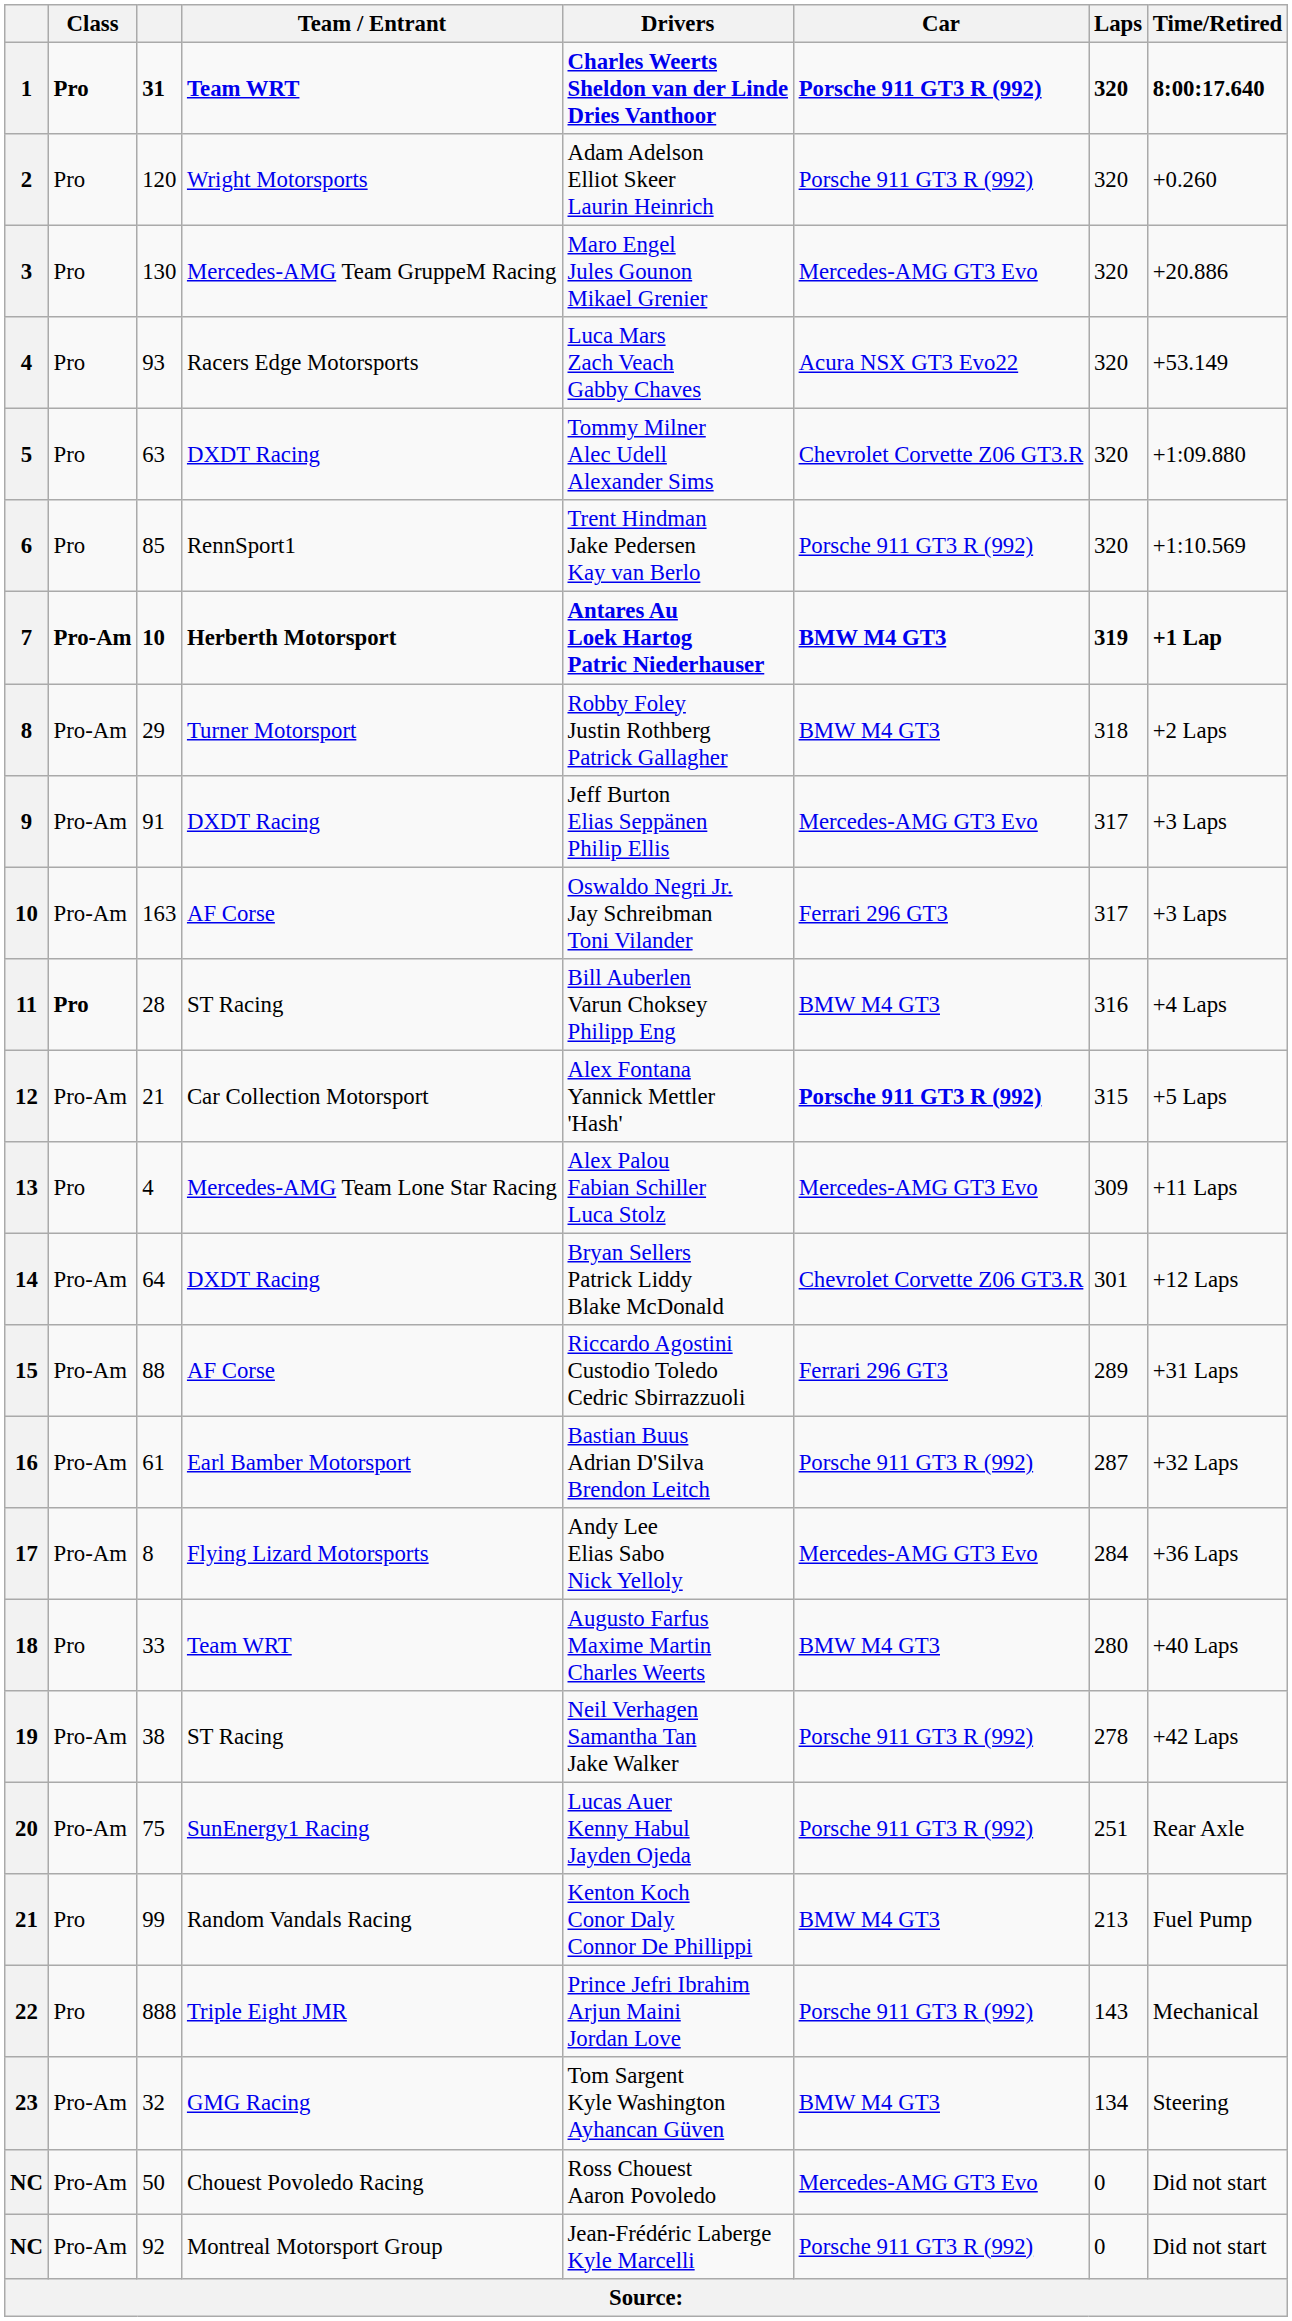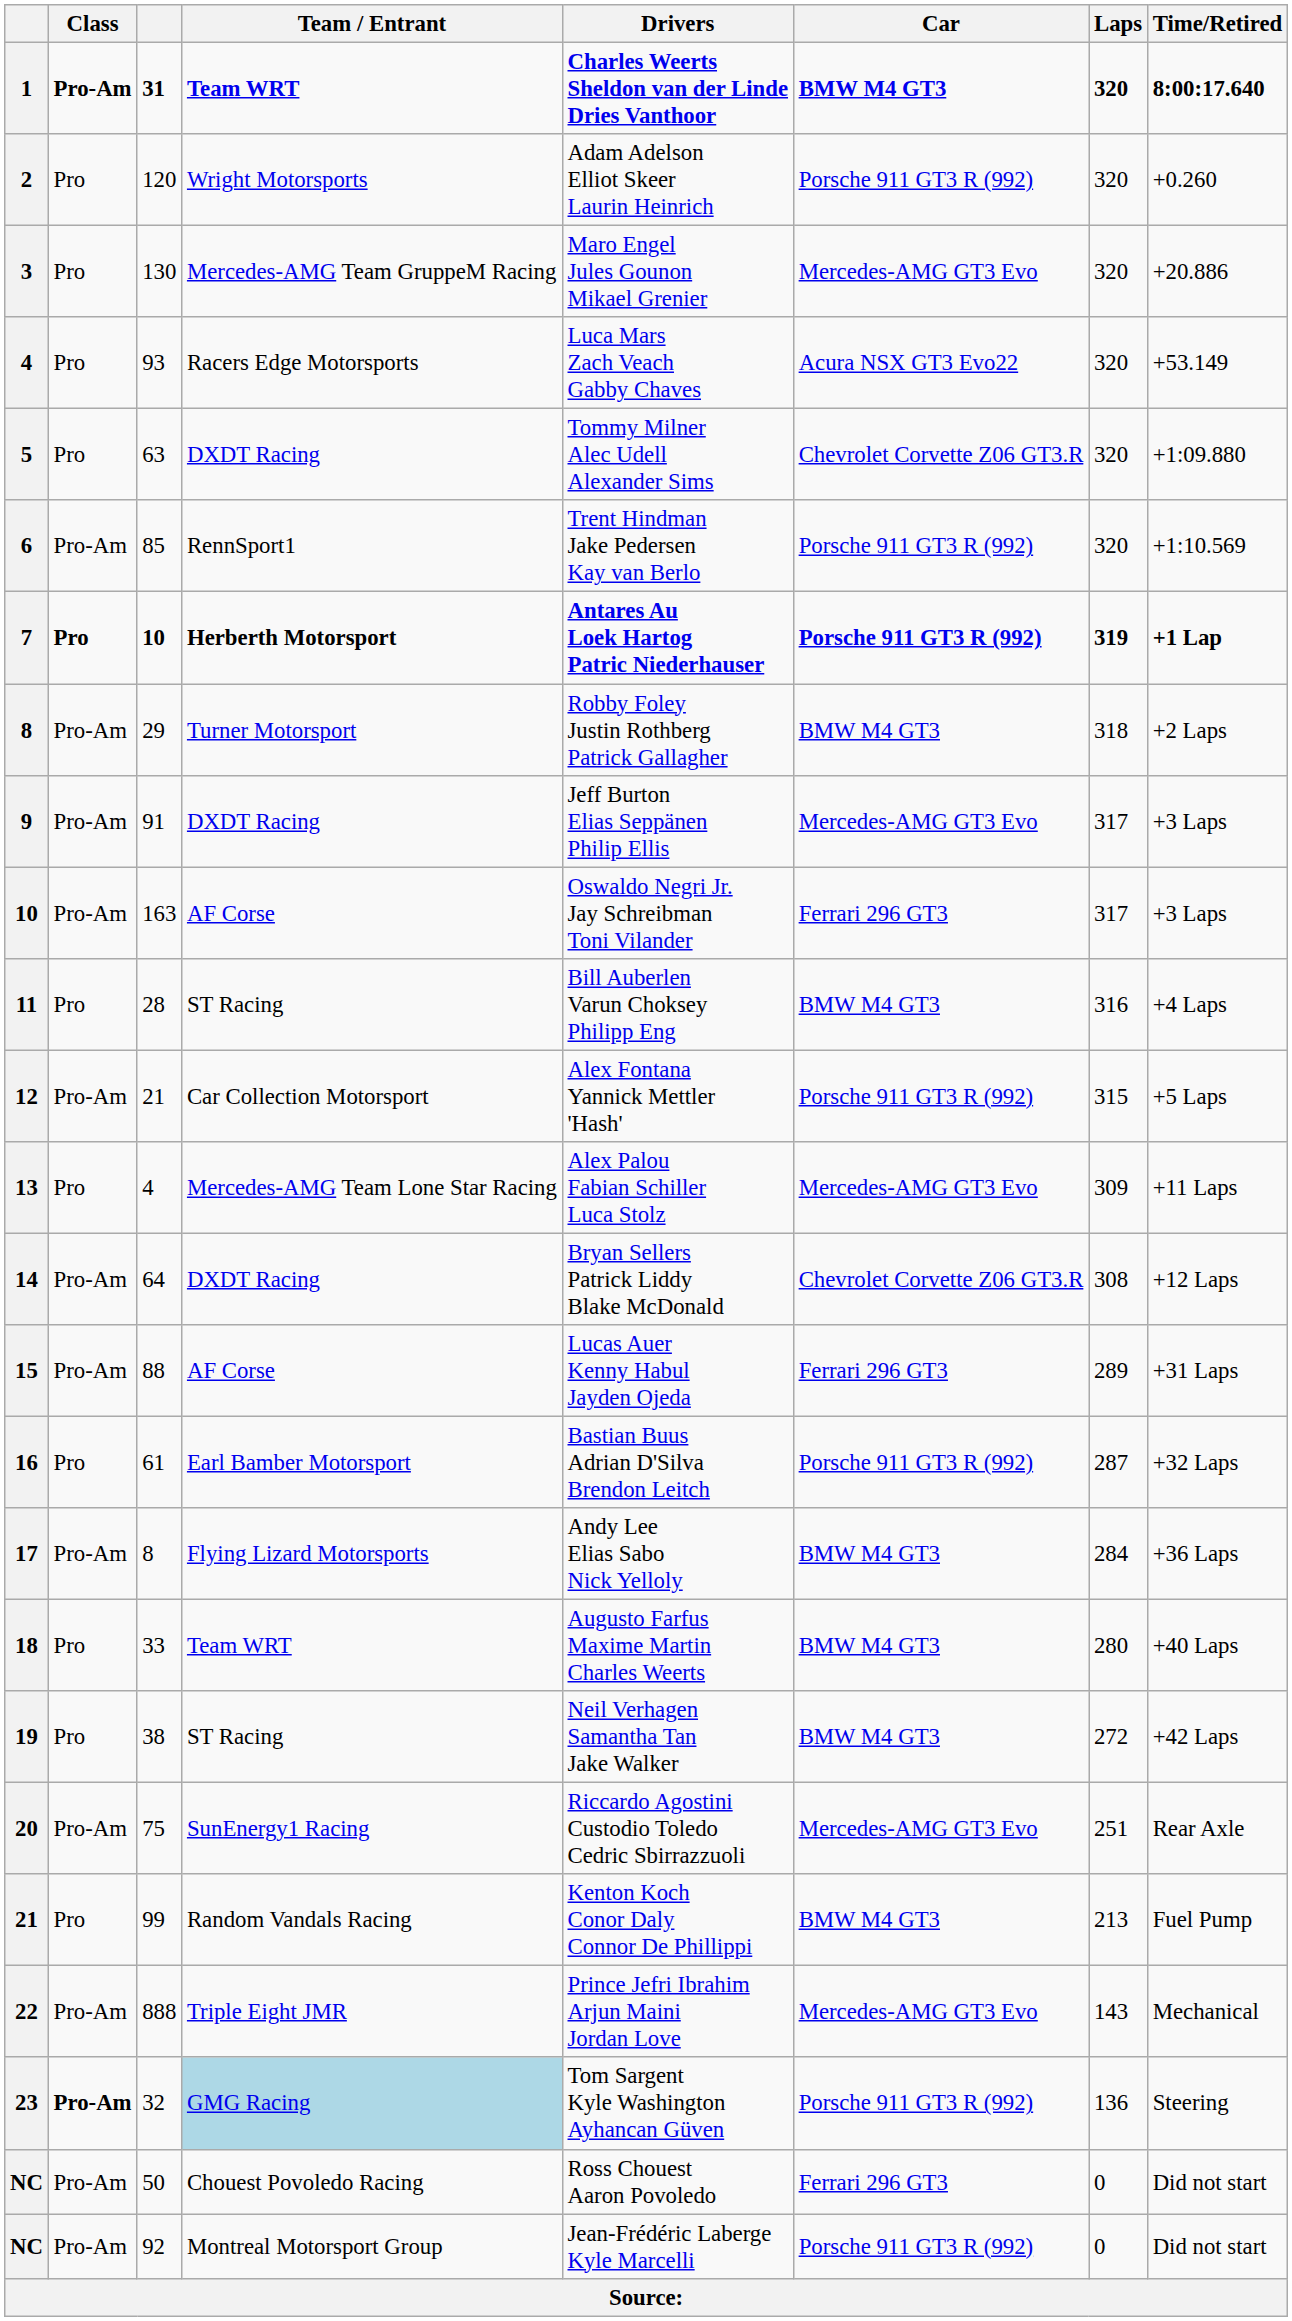(71, 88) Pro -> (93, 88) Pro-Am
(920, 88) Porsche 911 GT3 R (992) -> (872, 88) BMW M4 GT3
(69, 546) Pro -> (90, 546) Pro-Am
(93, 637) Pro-Am -> (71, 637) Pro
(872, 637) BMW M4 GT3 -> (920, 637) Porsche 911 GT3 R (992)
(71, 1004) bold -> (69, 1004) normal
(920, 1095) bold -> (916, 1095) normal
(1111, 1278) 301 -> (1111, 1278) 308
(656, 1370) Riccardo Agostini Custodio Toledo Cedric Sbirrazzuoli -> (629, 1370) Lucas Auer Kenny Habul Jayden Ojeda
(90, 1461) Pro-Am -> (69, 1461) Pro
(918, 1553) Mercedes-AMG GT3 Evo -> (869, 1553) BMW M4 GT3
(90, 1736) Pro-Am -> (69, 1736) Pro
(916, 1736) Porsche 911 GT3 R (992) -> (869, 1736) BMW M4 GT3
(1111, 1736) 278 -> (1111, 1736) 272
(629, 1828) Lucas Auer Kenny Habul Jayden Ojeda -> (656, 1828) Riccardo Agostini Custodio Toledo Cedric Sbirrazzuoli
(916, 1828) Porsche 911 GT3 R (992) -> (918, 1828) Mercedes-AMG GT3 Evo
(69, 2011) Pro -> (90, 2011) Pro-Am
(916, 2011) Porsche 911 GT3 R (992) -> (918, 2011) Mercedes-AMG GT3 Evo
(90, 2103) normal -> (93, 2103) bold
(249, 2103) no background -> (249, 2103) lightblue background
(869, 2103) BMW M4 GT3 -> (916, 2103) Porsche 911 GT3 R (992)
(1111, 2103) 134 -> (1111, 2103) 136
(918, 2181) Mercedes-AMG GT3 Evo -> (873, 2181) Ferrari 296 GT3
